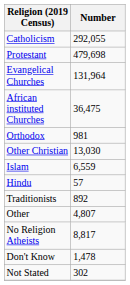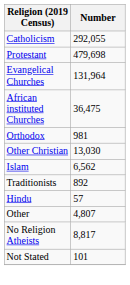(84, 167) 6,559 -> (84, 167) 6,562
rows swapped: (19, 182) <-> (31, 198)
- row: (31, 256)
(81, 272) 302 -> (81, 256) 101
